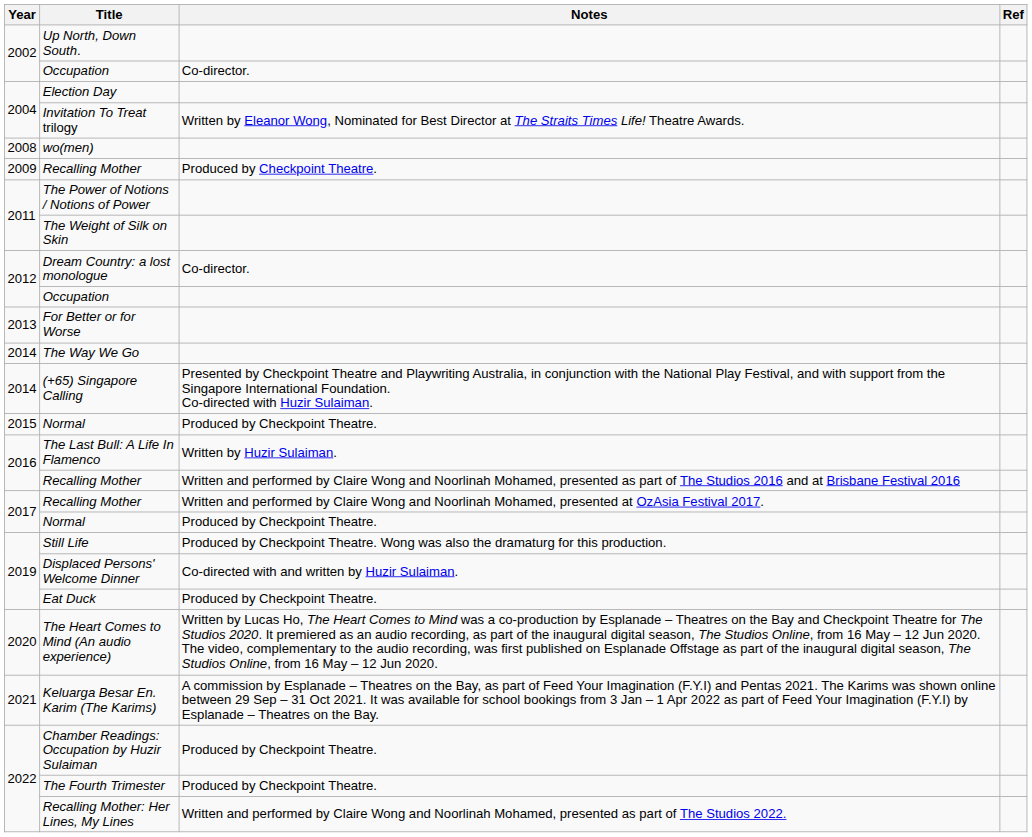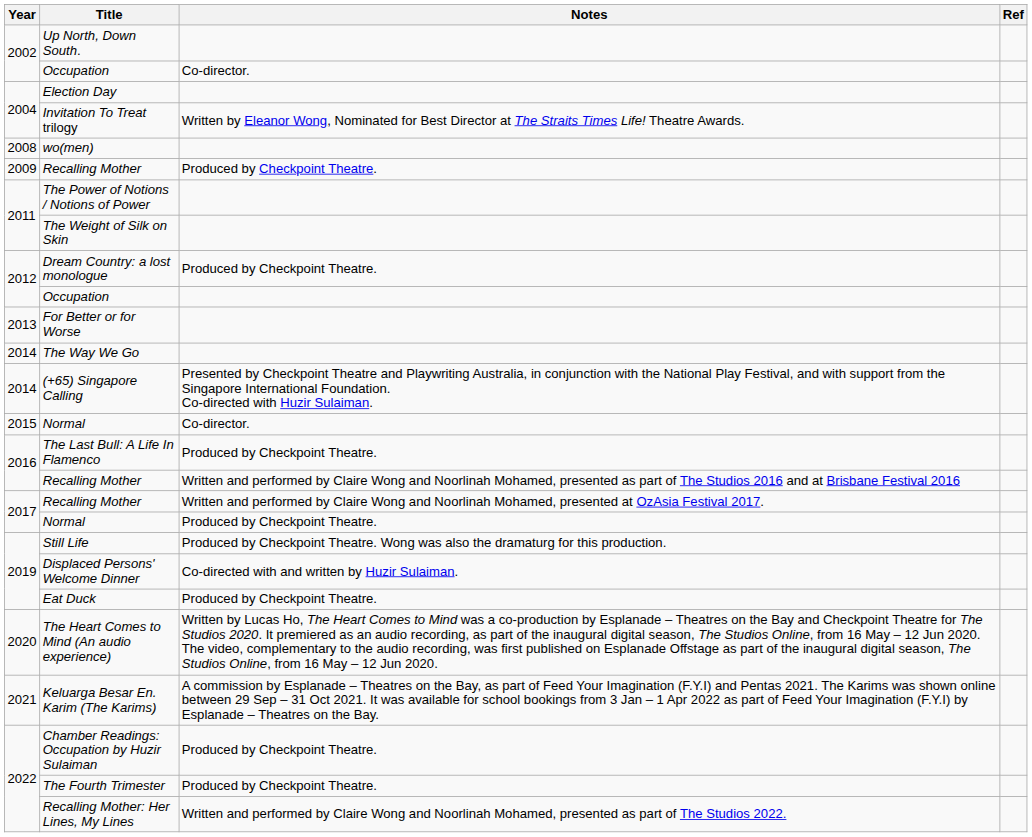(216, 268) Co-director. -> (279, 268) Produced by Checkpoint Theatre.
(279, 424) Produced by Checkpoint Theatre. -> (216, 424) Co-director.
(259, 452) Written by Huzir Sulaiman. -> (279, 452) Produced by Checkpoint Theatre.
